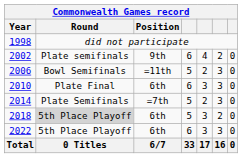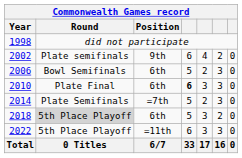(158, 71) =11th -> (158, 71) 6th
(189, 86) normal -> (189, 86) bold
(158, 130) 6th -> (158, 130) =11th
